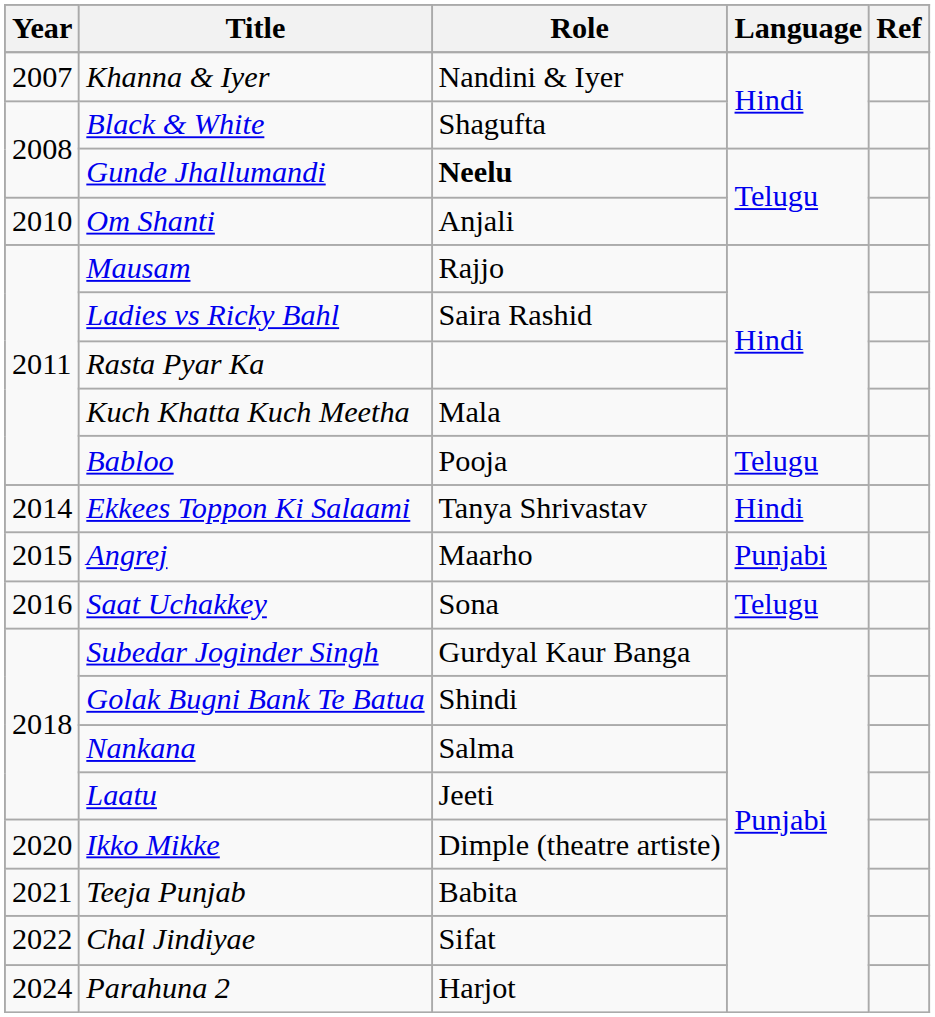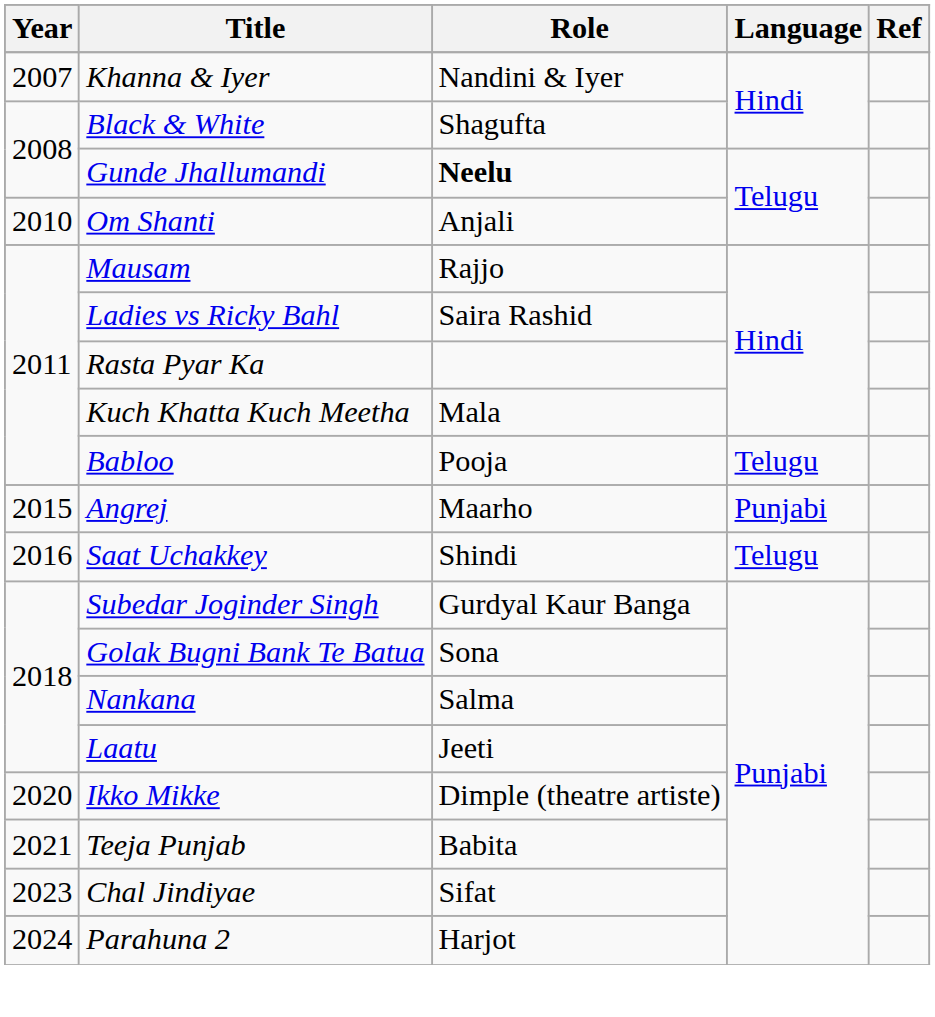- row: (248, 508)
(469, 603) Sona -> (478, 556) Shindi
(478, 699) Shindi -> (469, 651) Sona
(42, 939) 2022 -> (42, 891) 2023
